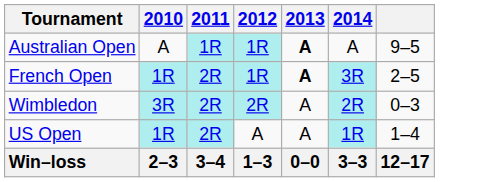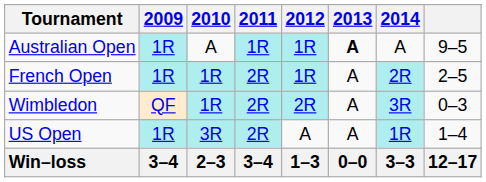+ column: (163, 18)
(305, 75) bold -> (353, 75) normal
(353, 75) 3R -> (400, 75) 2R
(163, 104) 3R -> (211, 104) 1R
(353, 104) 2R -> (400, 104) 3R
(163, 133) 1R -> (211, 133) 3R
